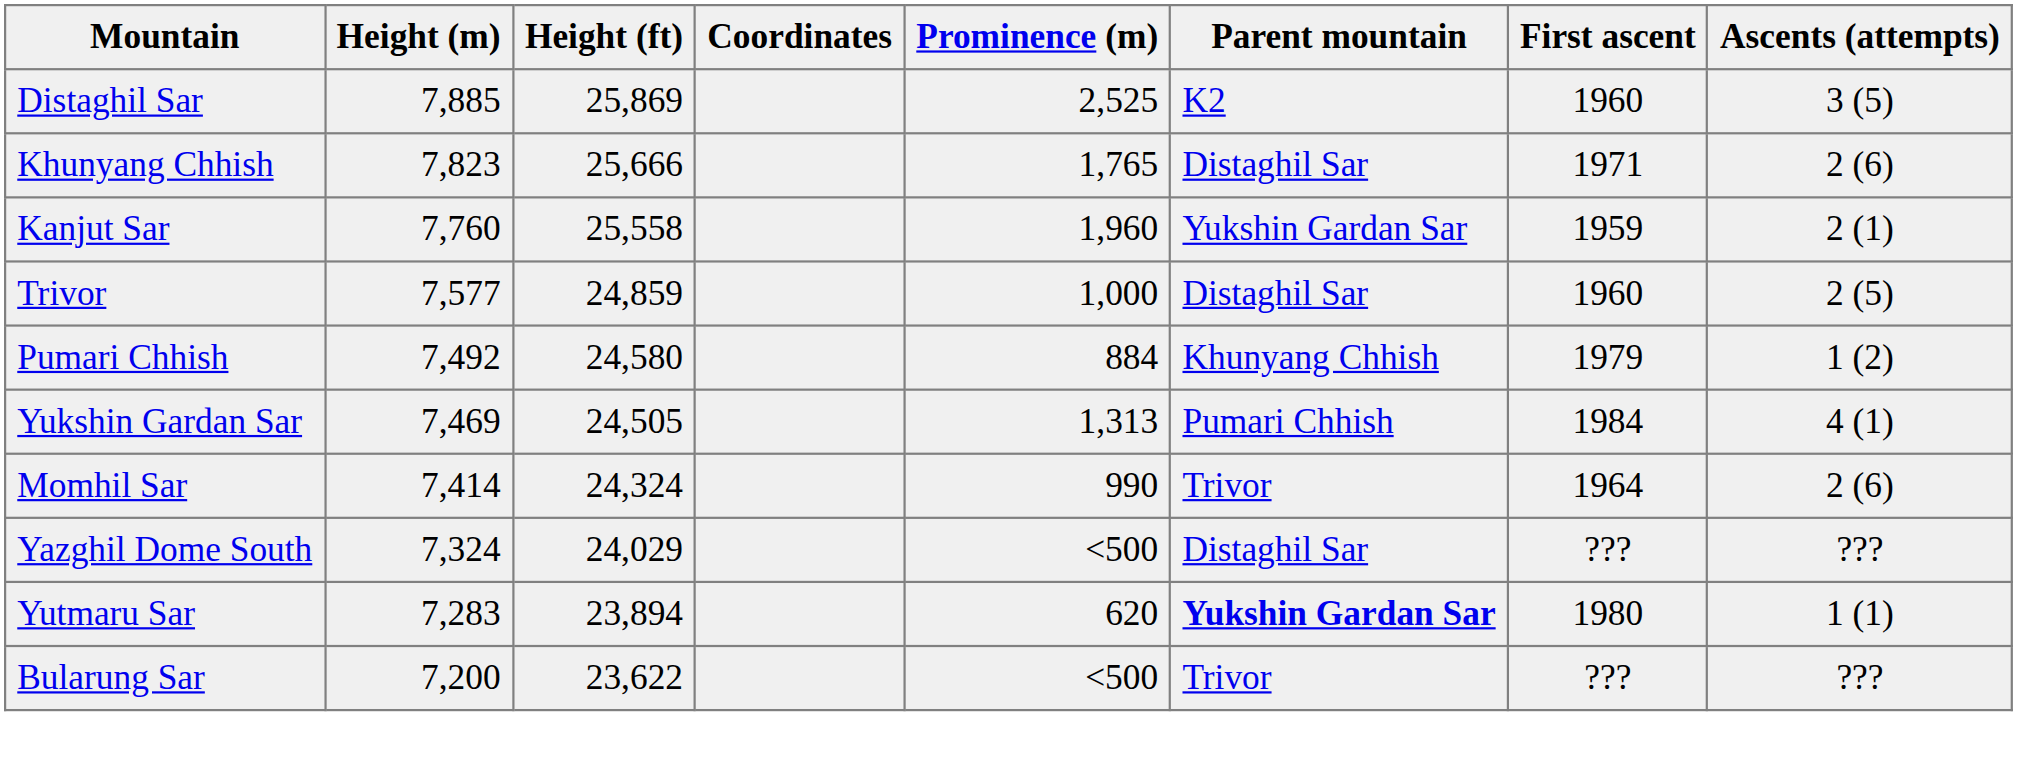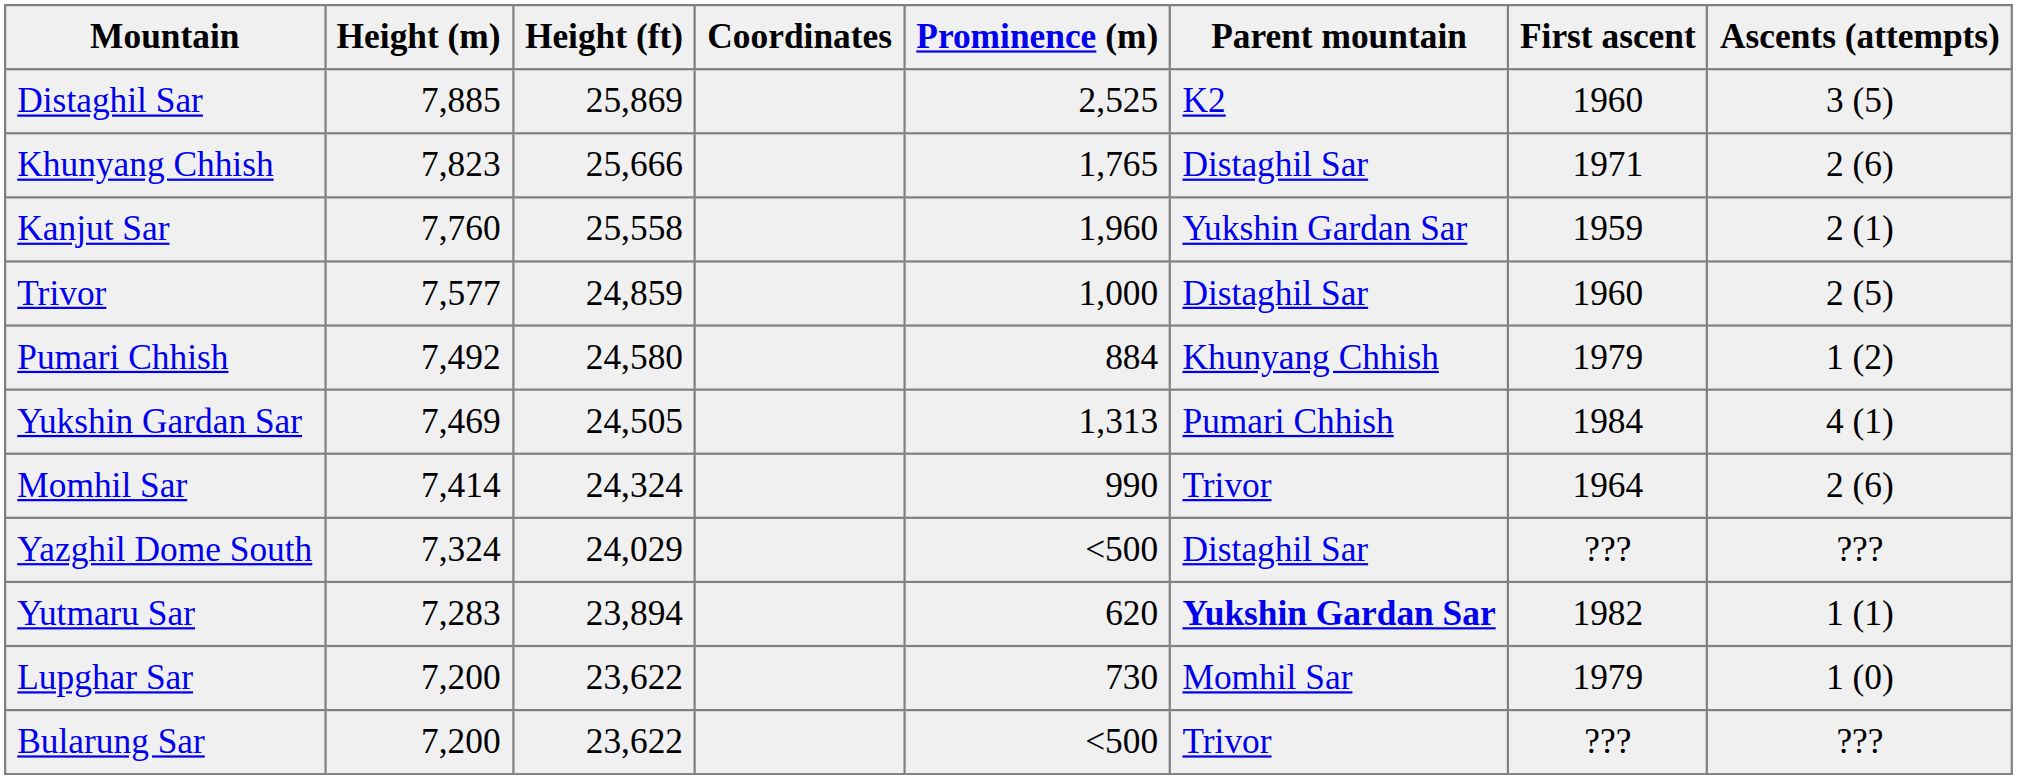(1608, 613) 1980 -> (1608, 613) 1982
+ row: (105, 677)
